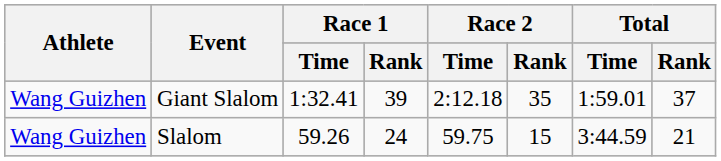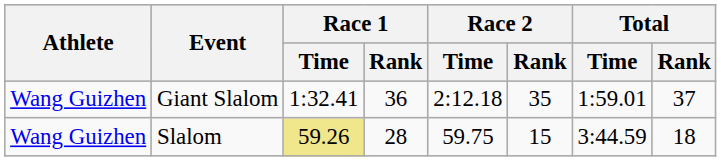(396, 99) 39 -> (396, 99) 36
(324, 137) no background -> (324, 137) khaki background
(396, 137) 24 -> (396, 137) 28
(684, 137) 21 -> (684, 137) 18
